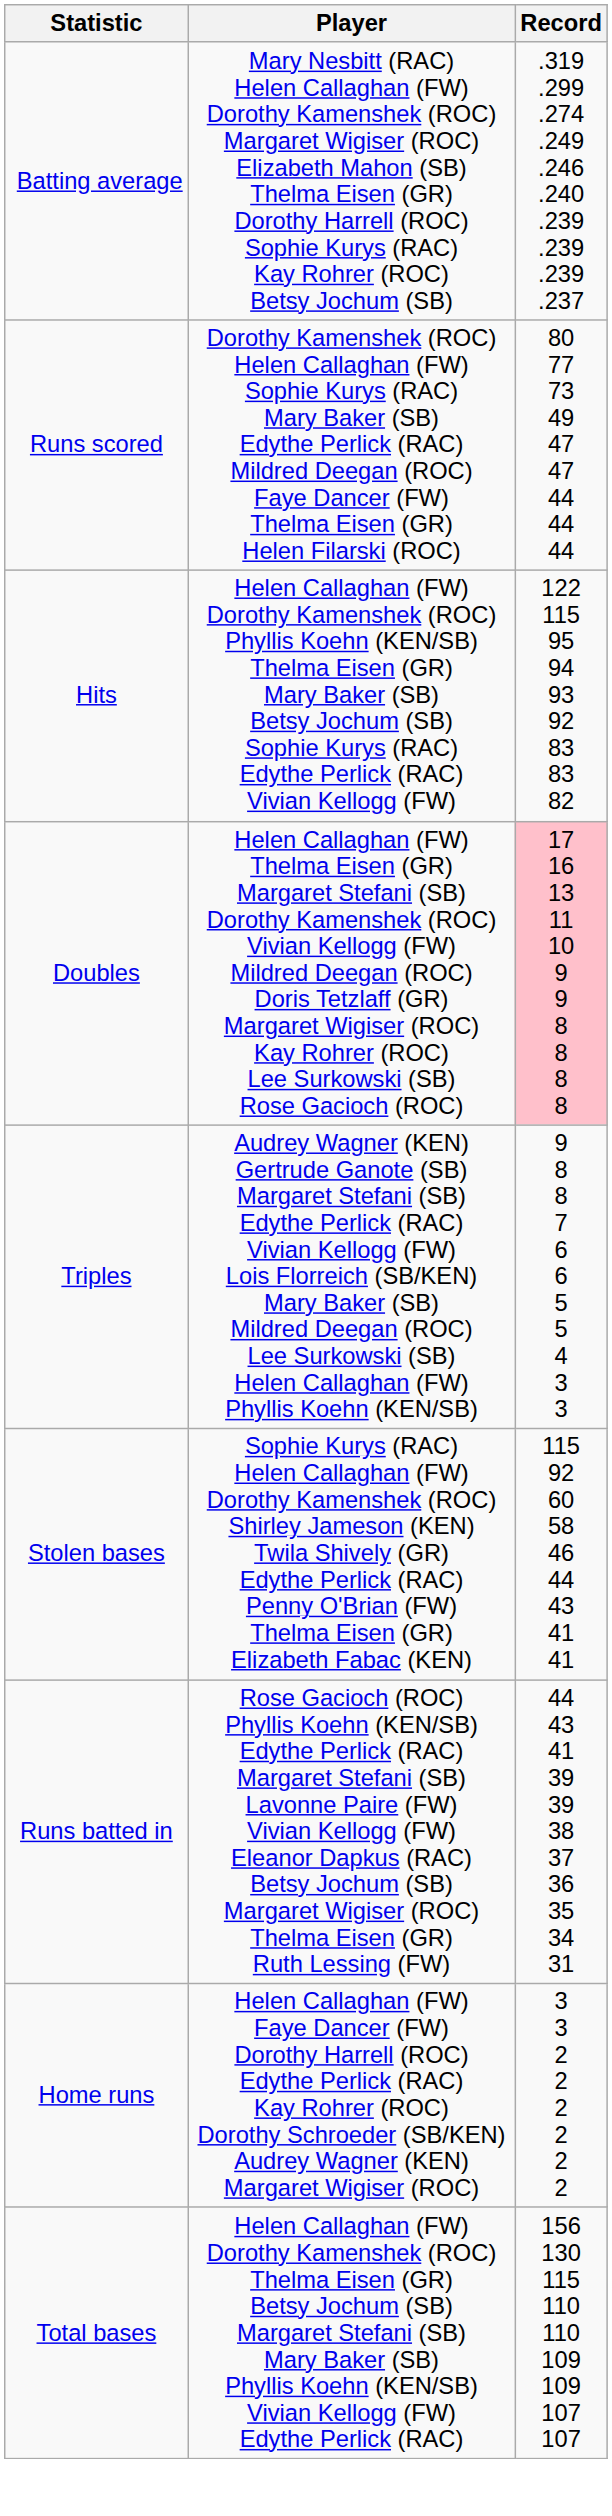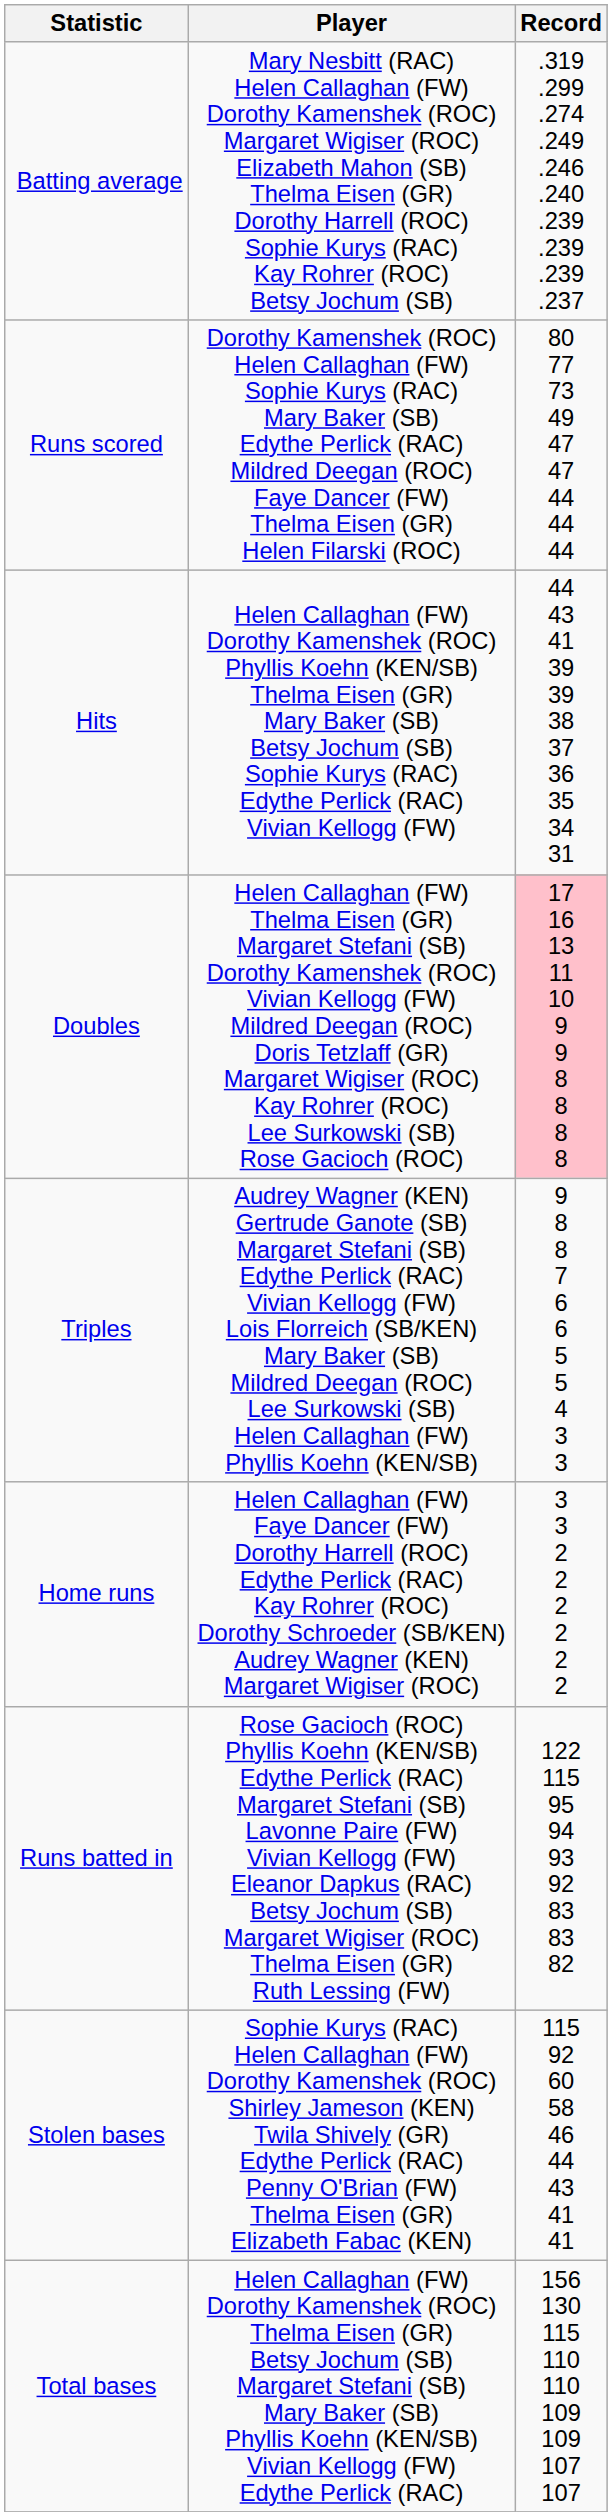(561, 695) 122 115 95 94 93 92 83 83 82 -> (561, 722) 44 43 41 39 39 38 37 36 35 34 31
rows swapped: (96, 2095) <-> (96, 1553)
(561, 1831) 44 43 41 39 39 38 37 36 35 34 31 -> (561, 1857) 122 115 95 94 93 92 83 83 82
